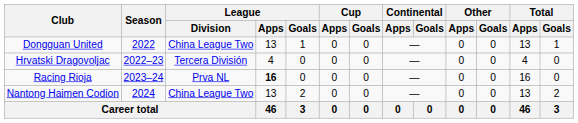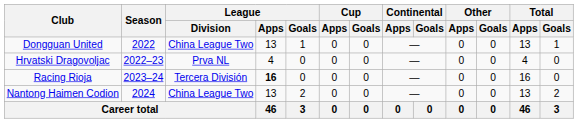(211, 61) Tercera División -> (211, 61) Prva NL
(211, 77) Prva NL -> (211, 77) Tercera División
